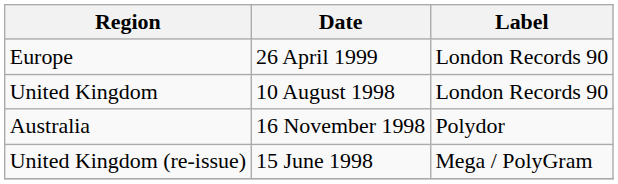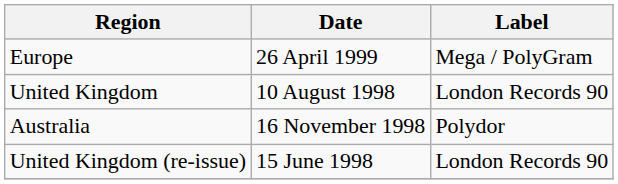(522, 56) London Records 90 -> (514, 56) Mega / PolyGram
(514, 160) Mega / PolyGram -> (522, 160) London Records 90
